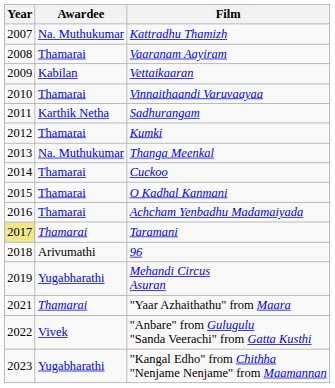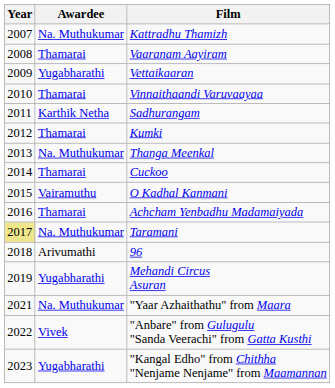(58, 73) Kabilan -> (71, 73) Yugabharathi
(62, 192) Thamarai -> (67, 192) Vairamuthu
(63, 232) Thamarai -> (81, 232) Na. Muthukumar
(63, 305) Thamarai -> (81, 305) Na. Muthukumar
